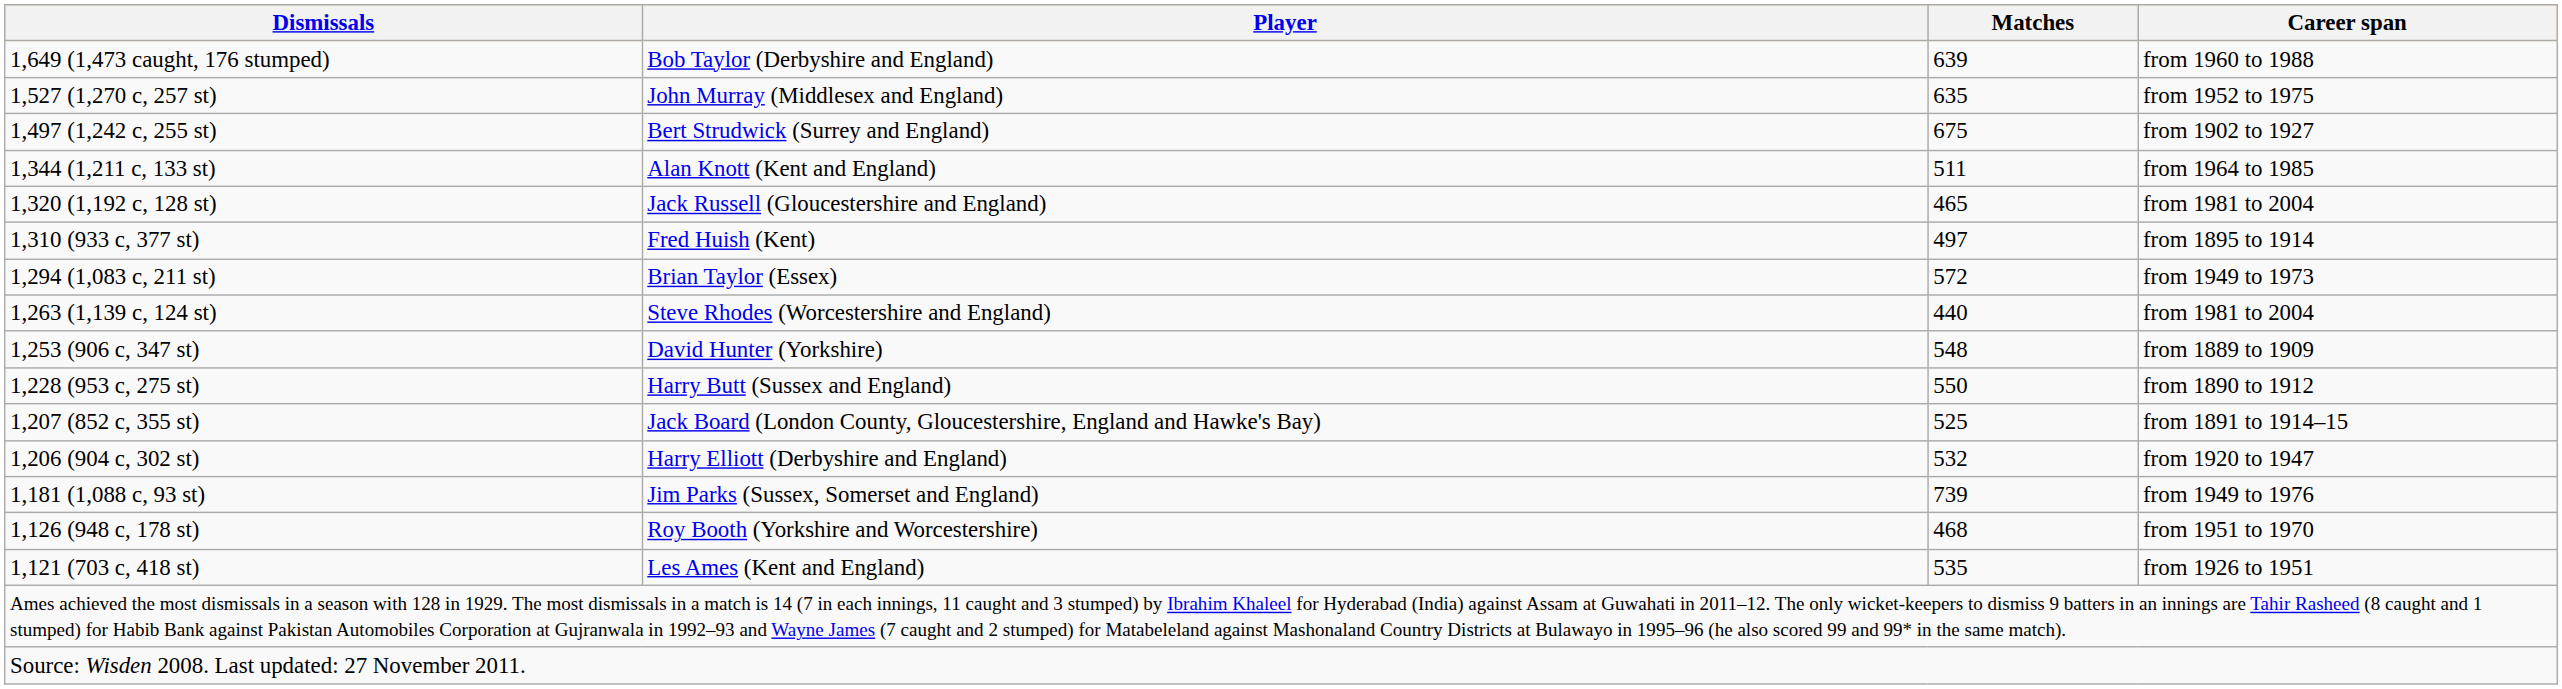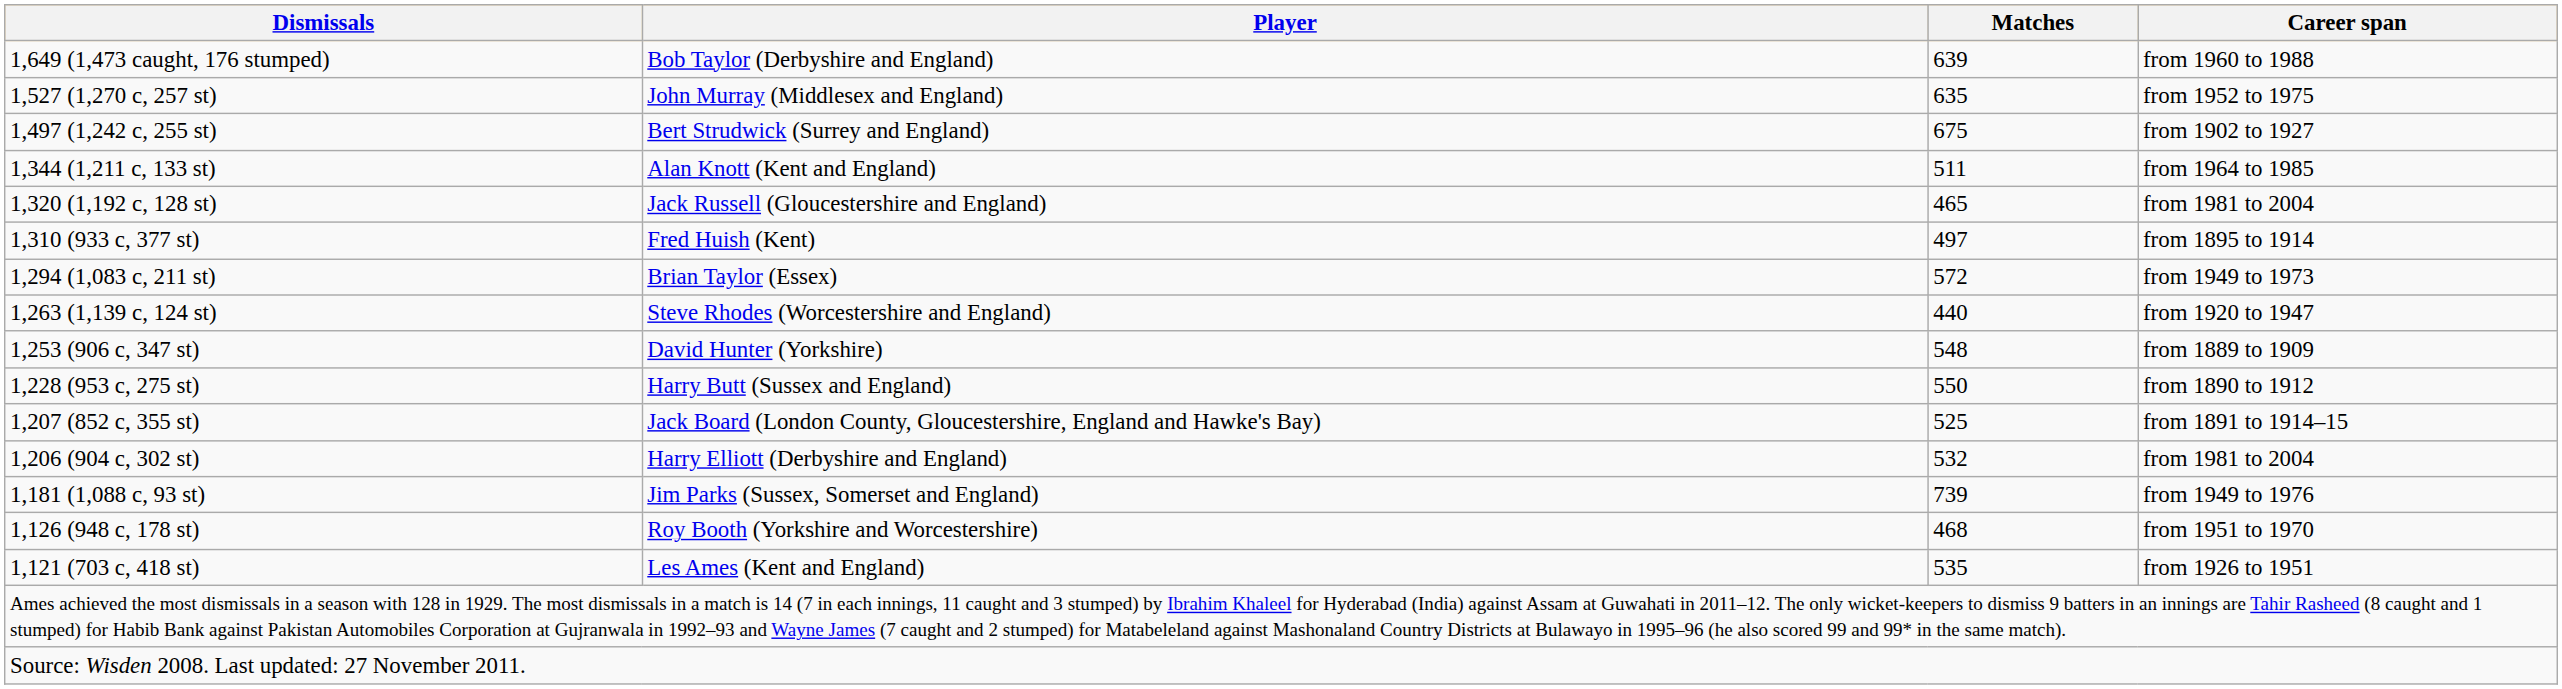(2228, 312) from 1981 to 2004 -> (2228, 312) from 1920 to 1947
(2228, 458) from 1920 to 1947 -> (2228, 458) from 1981 to 2004
